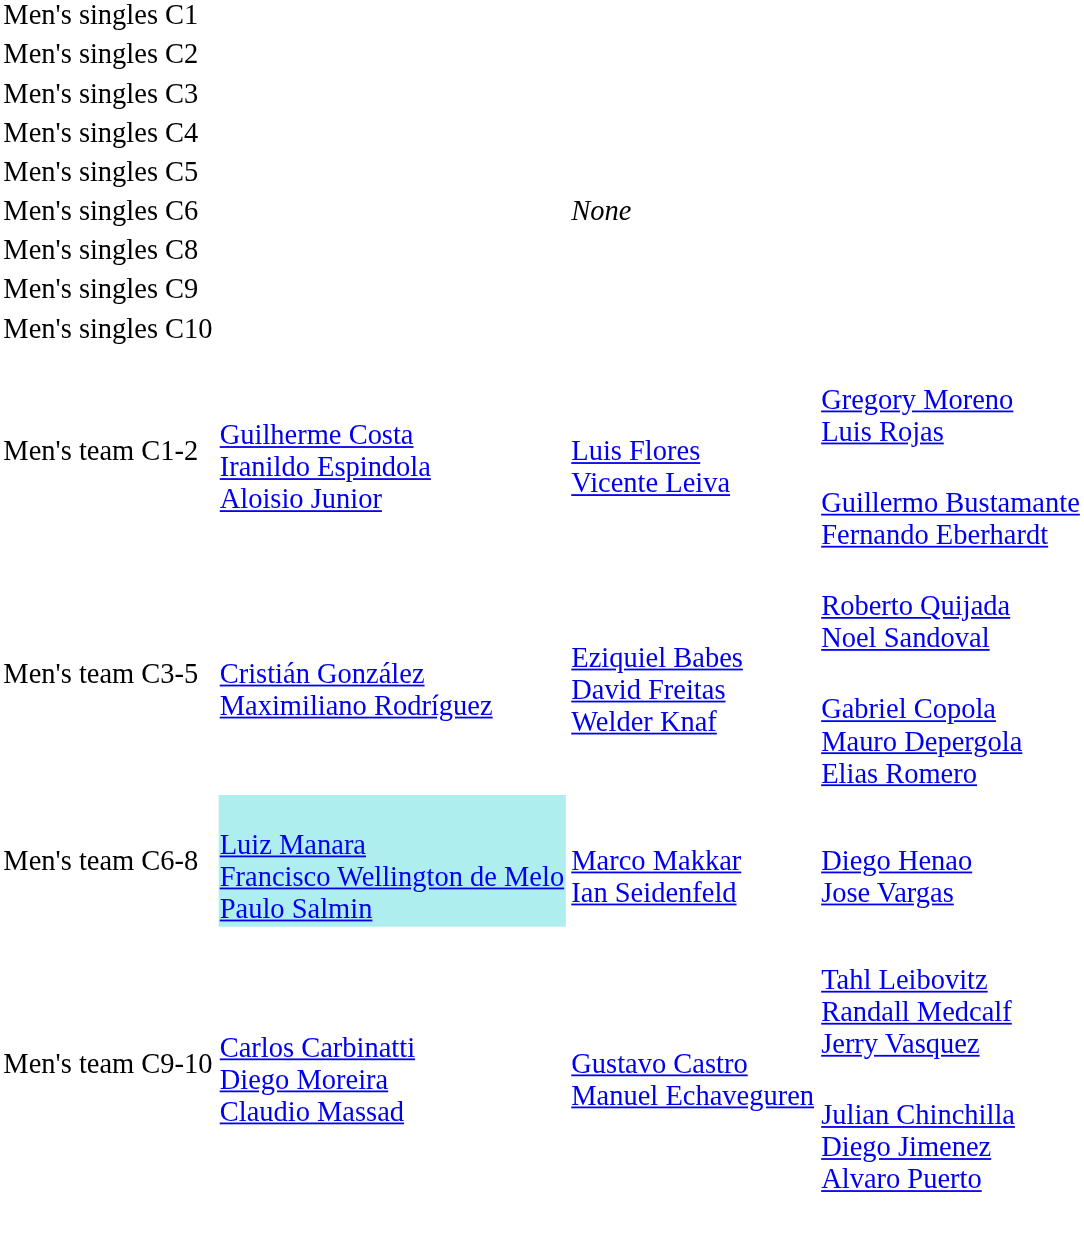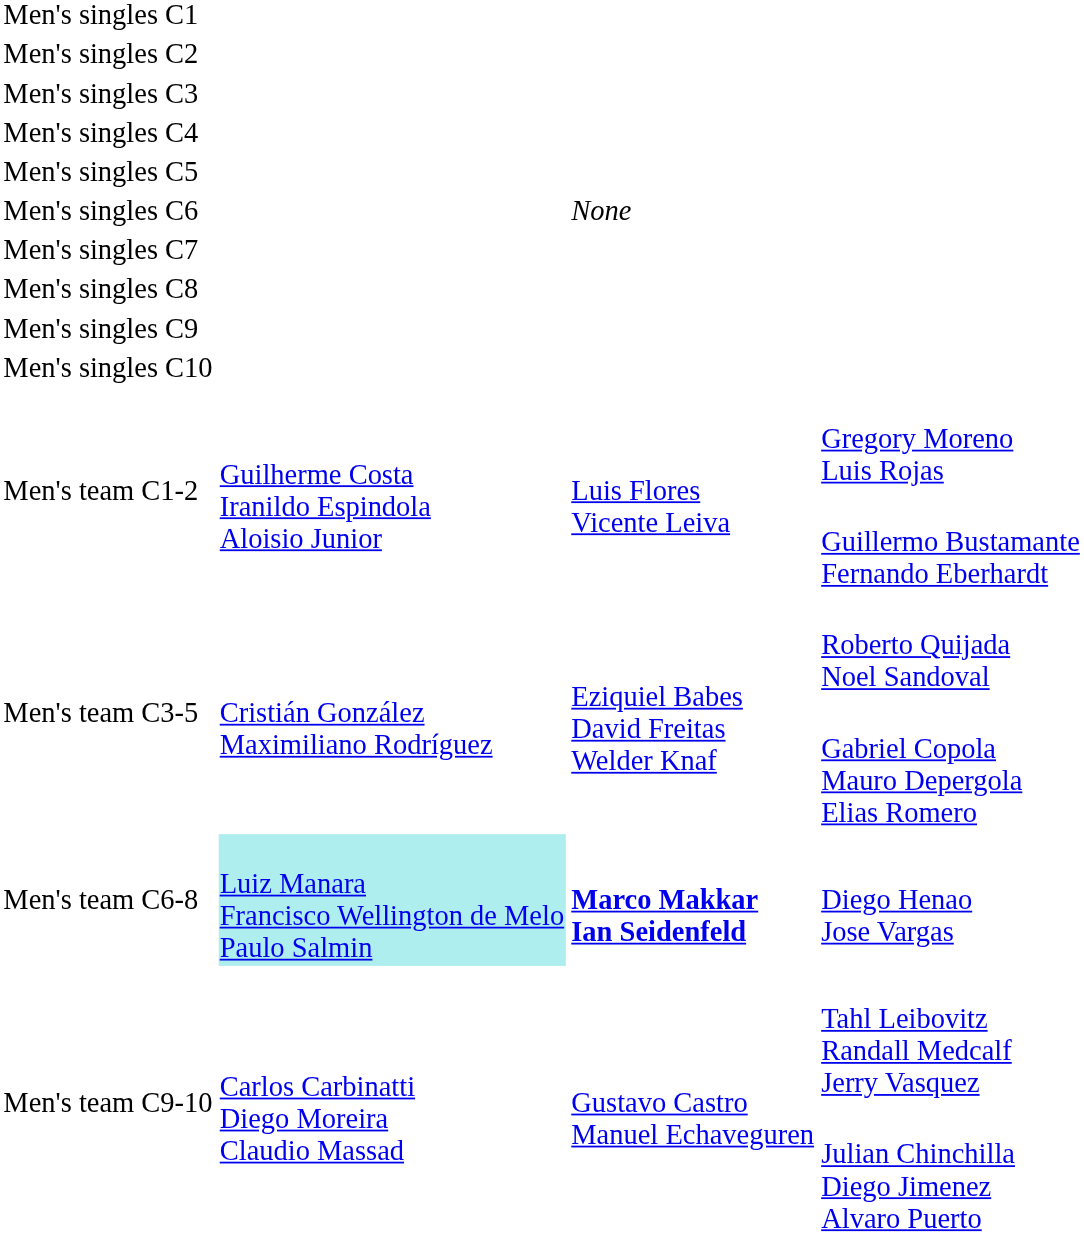+ row: (101, 249)
(656, 876) normal -> (665, 915) bold
